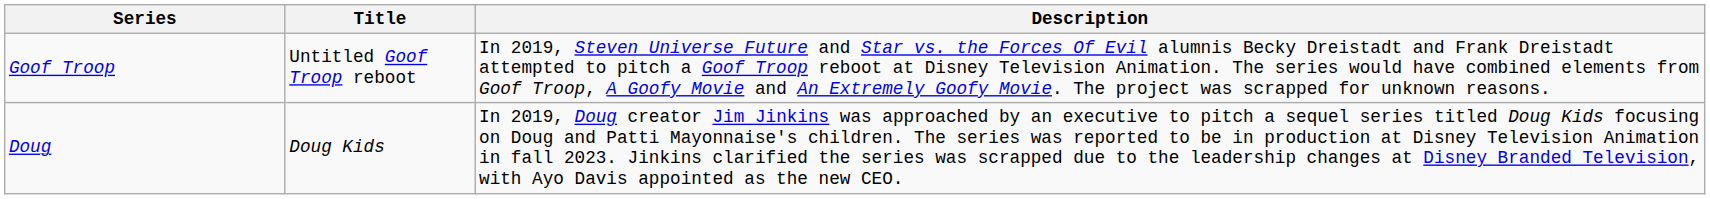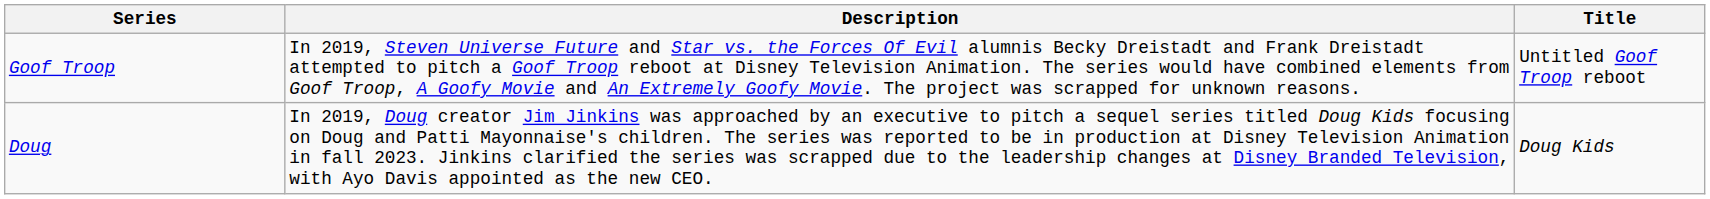columns swapped: (380, 19) <-> (1090, 19)
